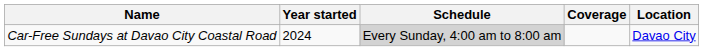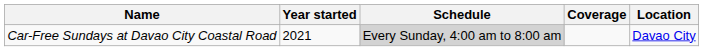(297, 35) 2024 -> (297, 35) 2021
